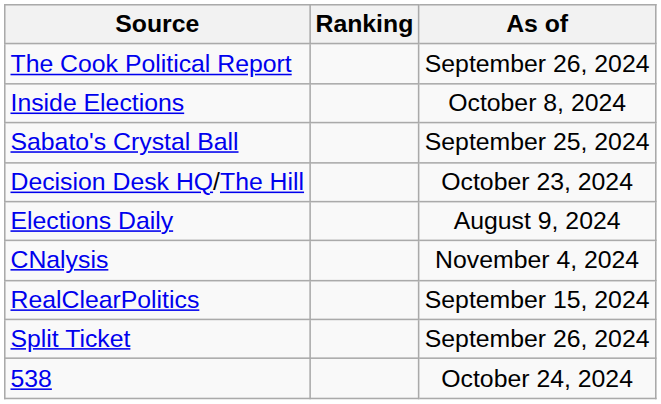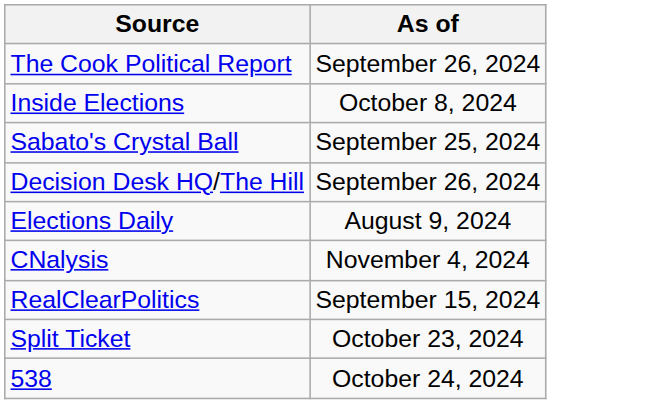- column: (364, 24)
(537, 181) October 23, 2024 -> (428, 181) September 26, 2024
(537, 338) September 26, 2024 -> (428, 338) October 23, 2024
